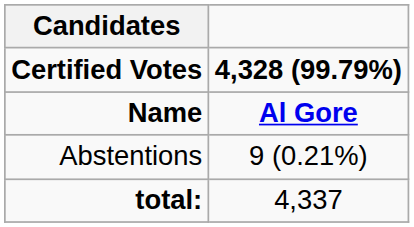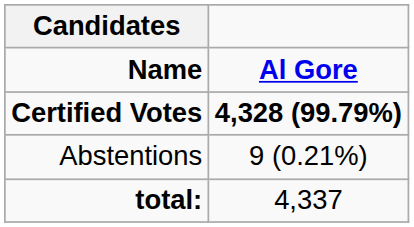rows swapped: (165, 112) <-> (107, 69)
